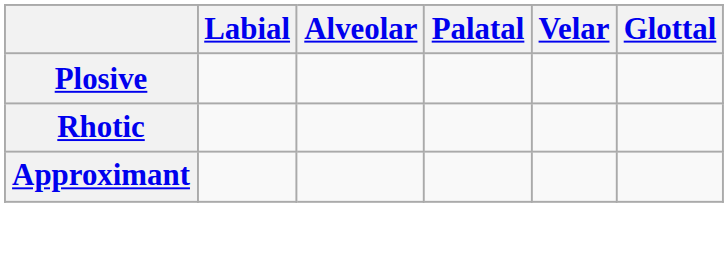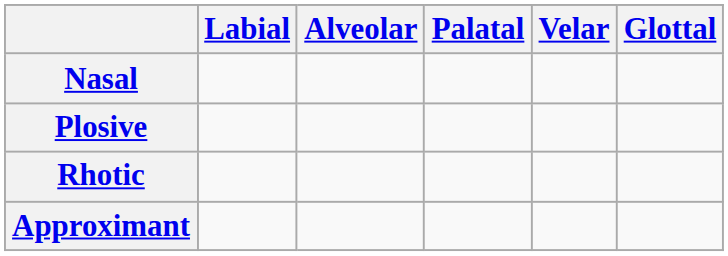+ row: (101, 77)
